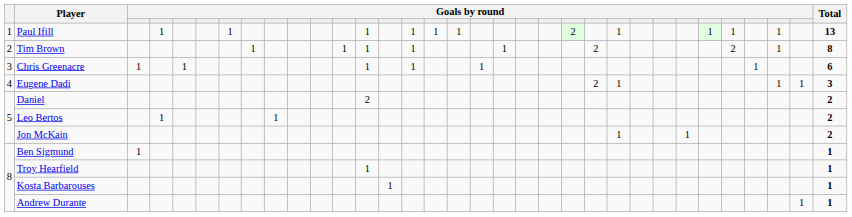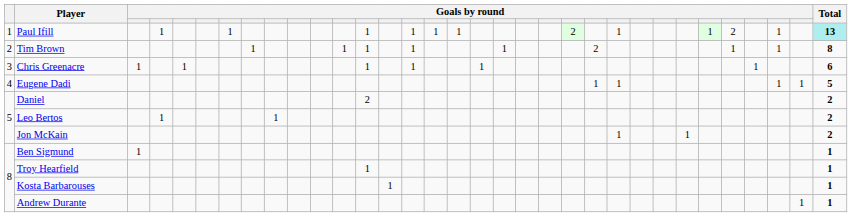(733, 32) 1 -> (733, 32) 2
(830, 32) no background -> (830, 32) paleturquoise background
(733, 49) 2 -> (733, 49) 1
(596, 83) 2 -> (596, 83) 1
(830, 83) 3 -> (830, 83) 5
